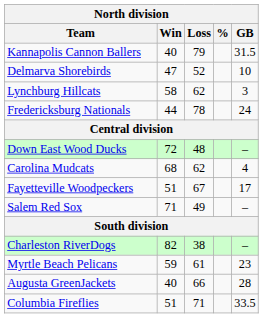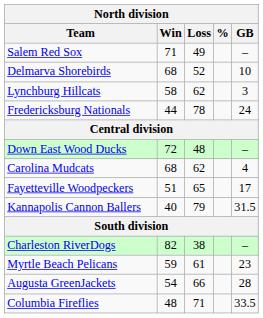rows swapped: (45, 206) <-> (74, 52)
(171, 71) 47 -> (171, 71) 68
(199, 187) 67 -> (199, 187) 65
(171, 284) 40 -> (171, 284) 54
(171, 303) 51 -> (171, 303) 48
